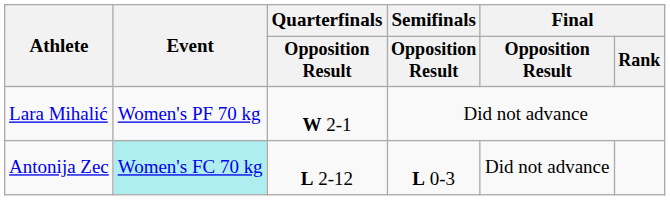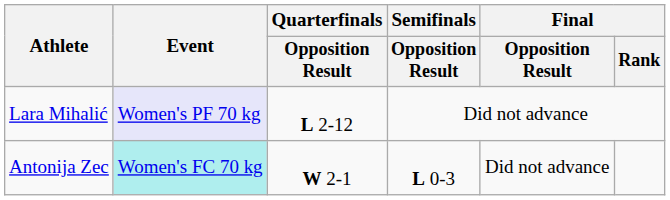(189, 113) no background -> (189, 113) lavender background
(327, 125) W 2-1 -> (327, 125) L 2-12
(327, 178) L 2-12 -> (327, 178) W 2-1
